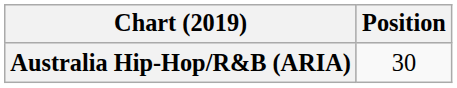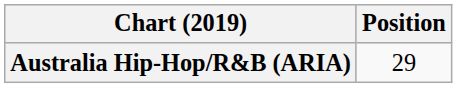(404, 62) 30 -> (404, 62) 29
